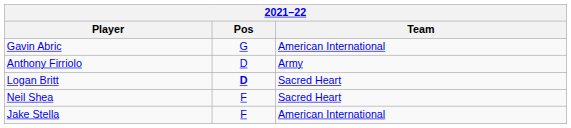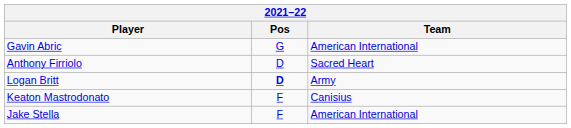(290, 64) Army -> (342, 64) Sacred Heart
(310, 81) Sacred Heart -> (323, 81) Army
+ row: (58, 98)
- row: (30, 98)
